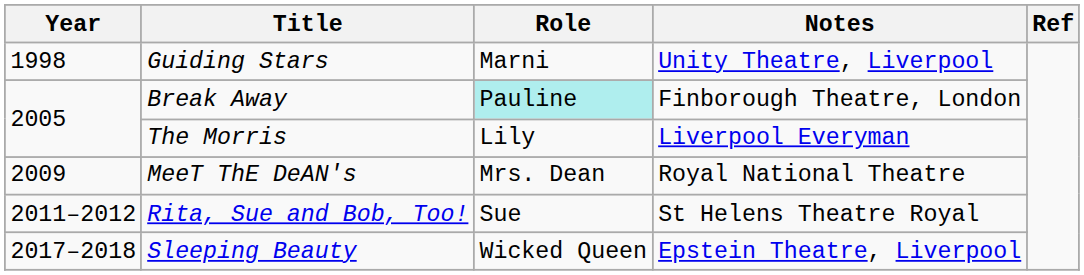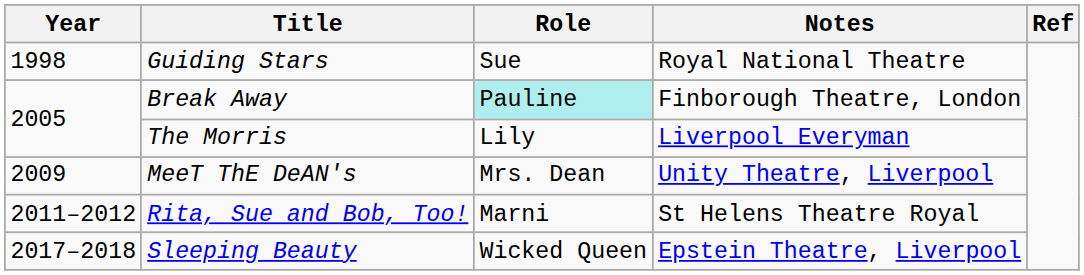(514, 62) Marni -> (500, 62) Sue
(826, 62) Unity Theatre, Liverpool -> (812, 62) Royal National Theatre
(812, 176) Royal National Theatre -> (826, 176) Unity Theatre, Liverpool
(500, 213) Sue -> (514, 213) Marni
